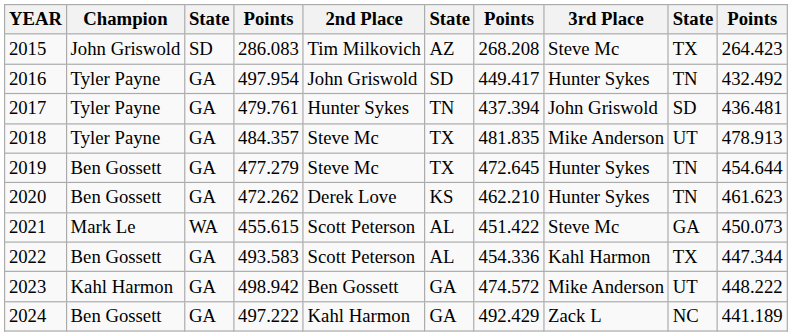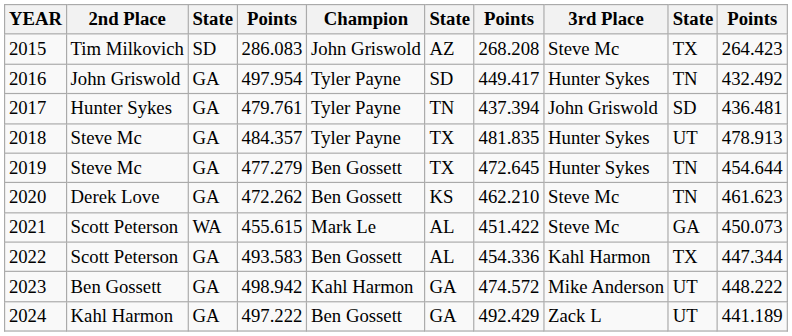columns swapped: (125, 19) <-> (364, 19)
(606, 138) Mike Anderson -> (599, 138) Hunter Sykes
(599, 197) Hunter Sykes -> (584, 197) Steve Mc
(686, 316) NC -> (685, 316) UT
